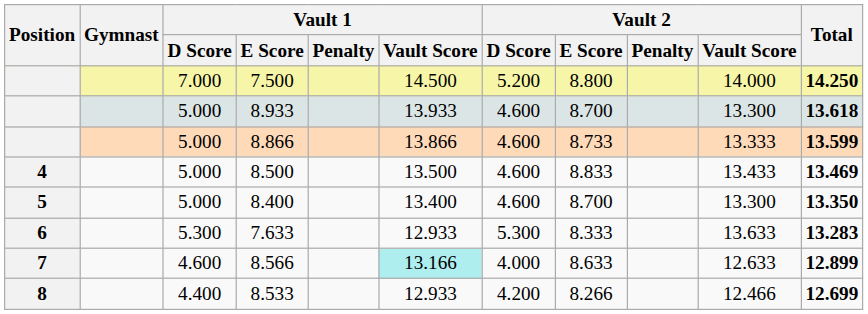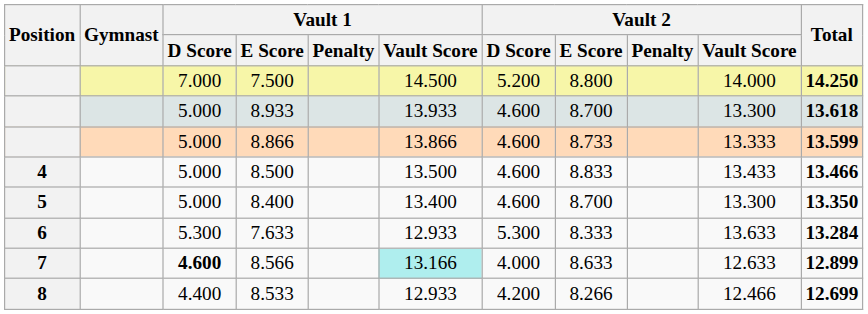(832, 171) 13.469 -> (832, 171) 13.466
(832, 232) 13.283 -> (832, 232) 13.284
(200, 263) normal -> (200, 263) bold
